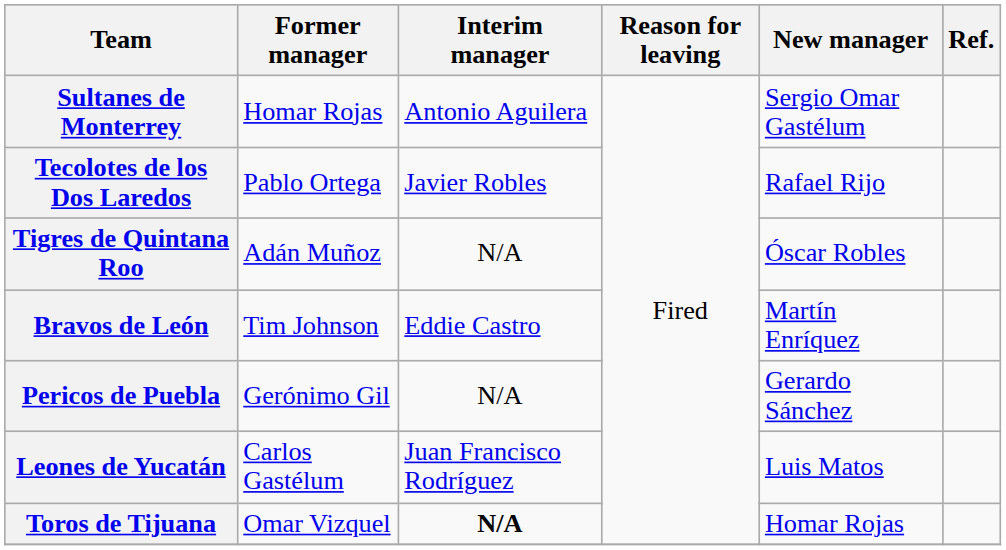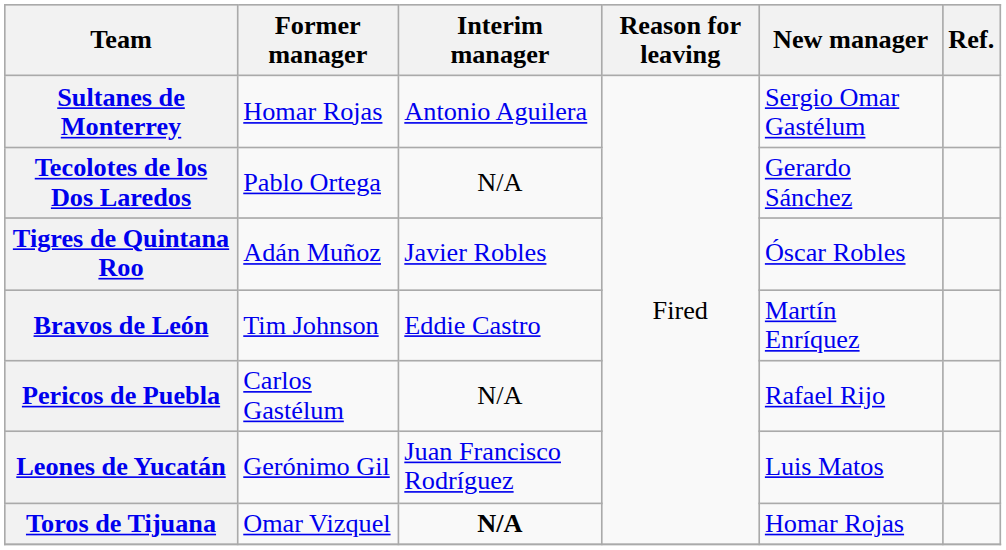(475, 182) Javier Robles -> (500, 182) N/A
(825, 182) Rafael Rijo -> (809, 182) Gerardo Sánchez
(500, 253) N/A -> (475, 253) Javier Robles
(317, 395) Gerónimo Gil -> (294, 395) Carlos Gastélum
(809, 395) Gerardo Sánchez -> (825, 395) Rafael Rijo
(294, 466) Carlos Gastélum -> (317, 466) Gerónimo Gil
